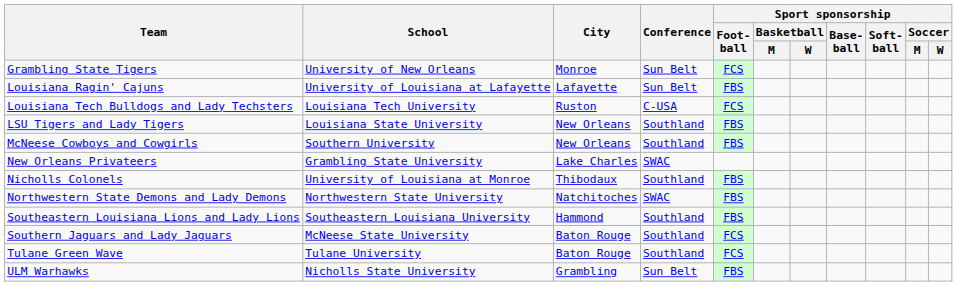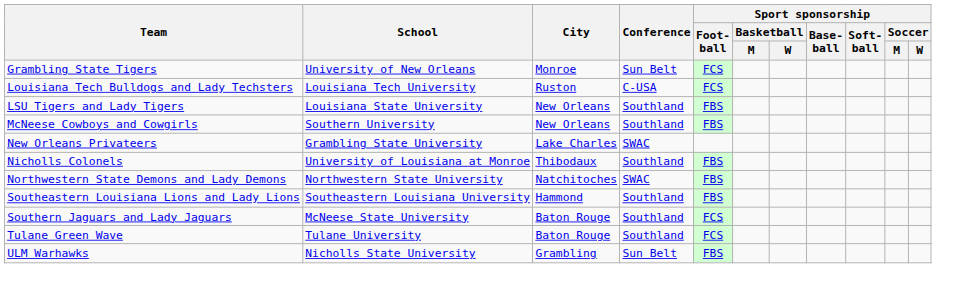- row: (85, 87)
